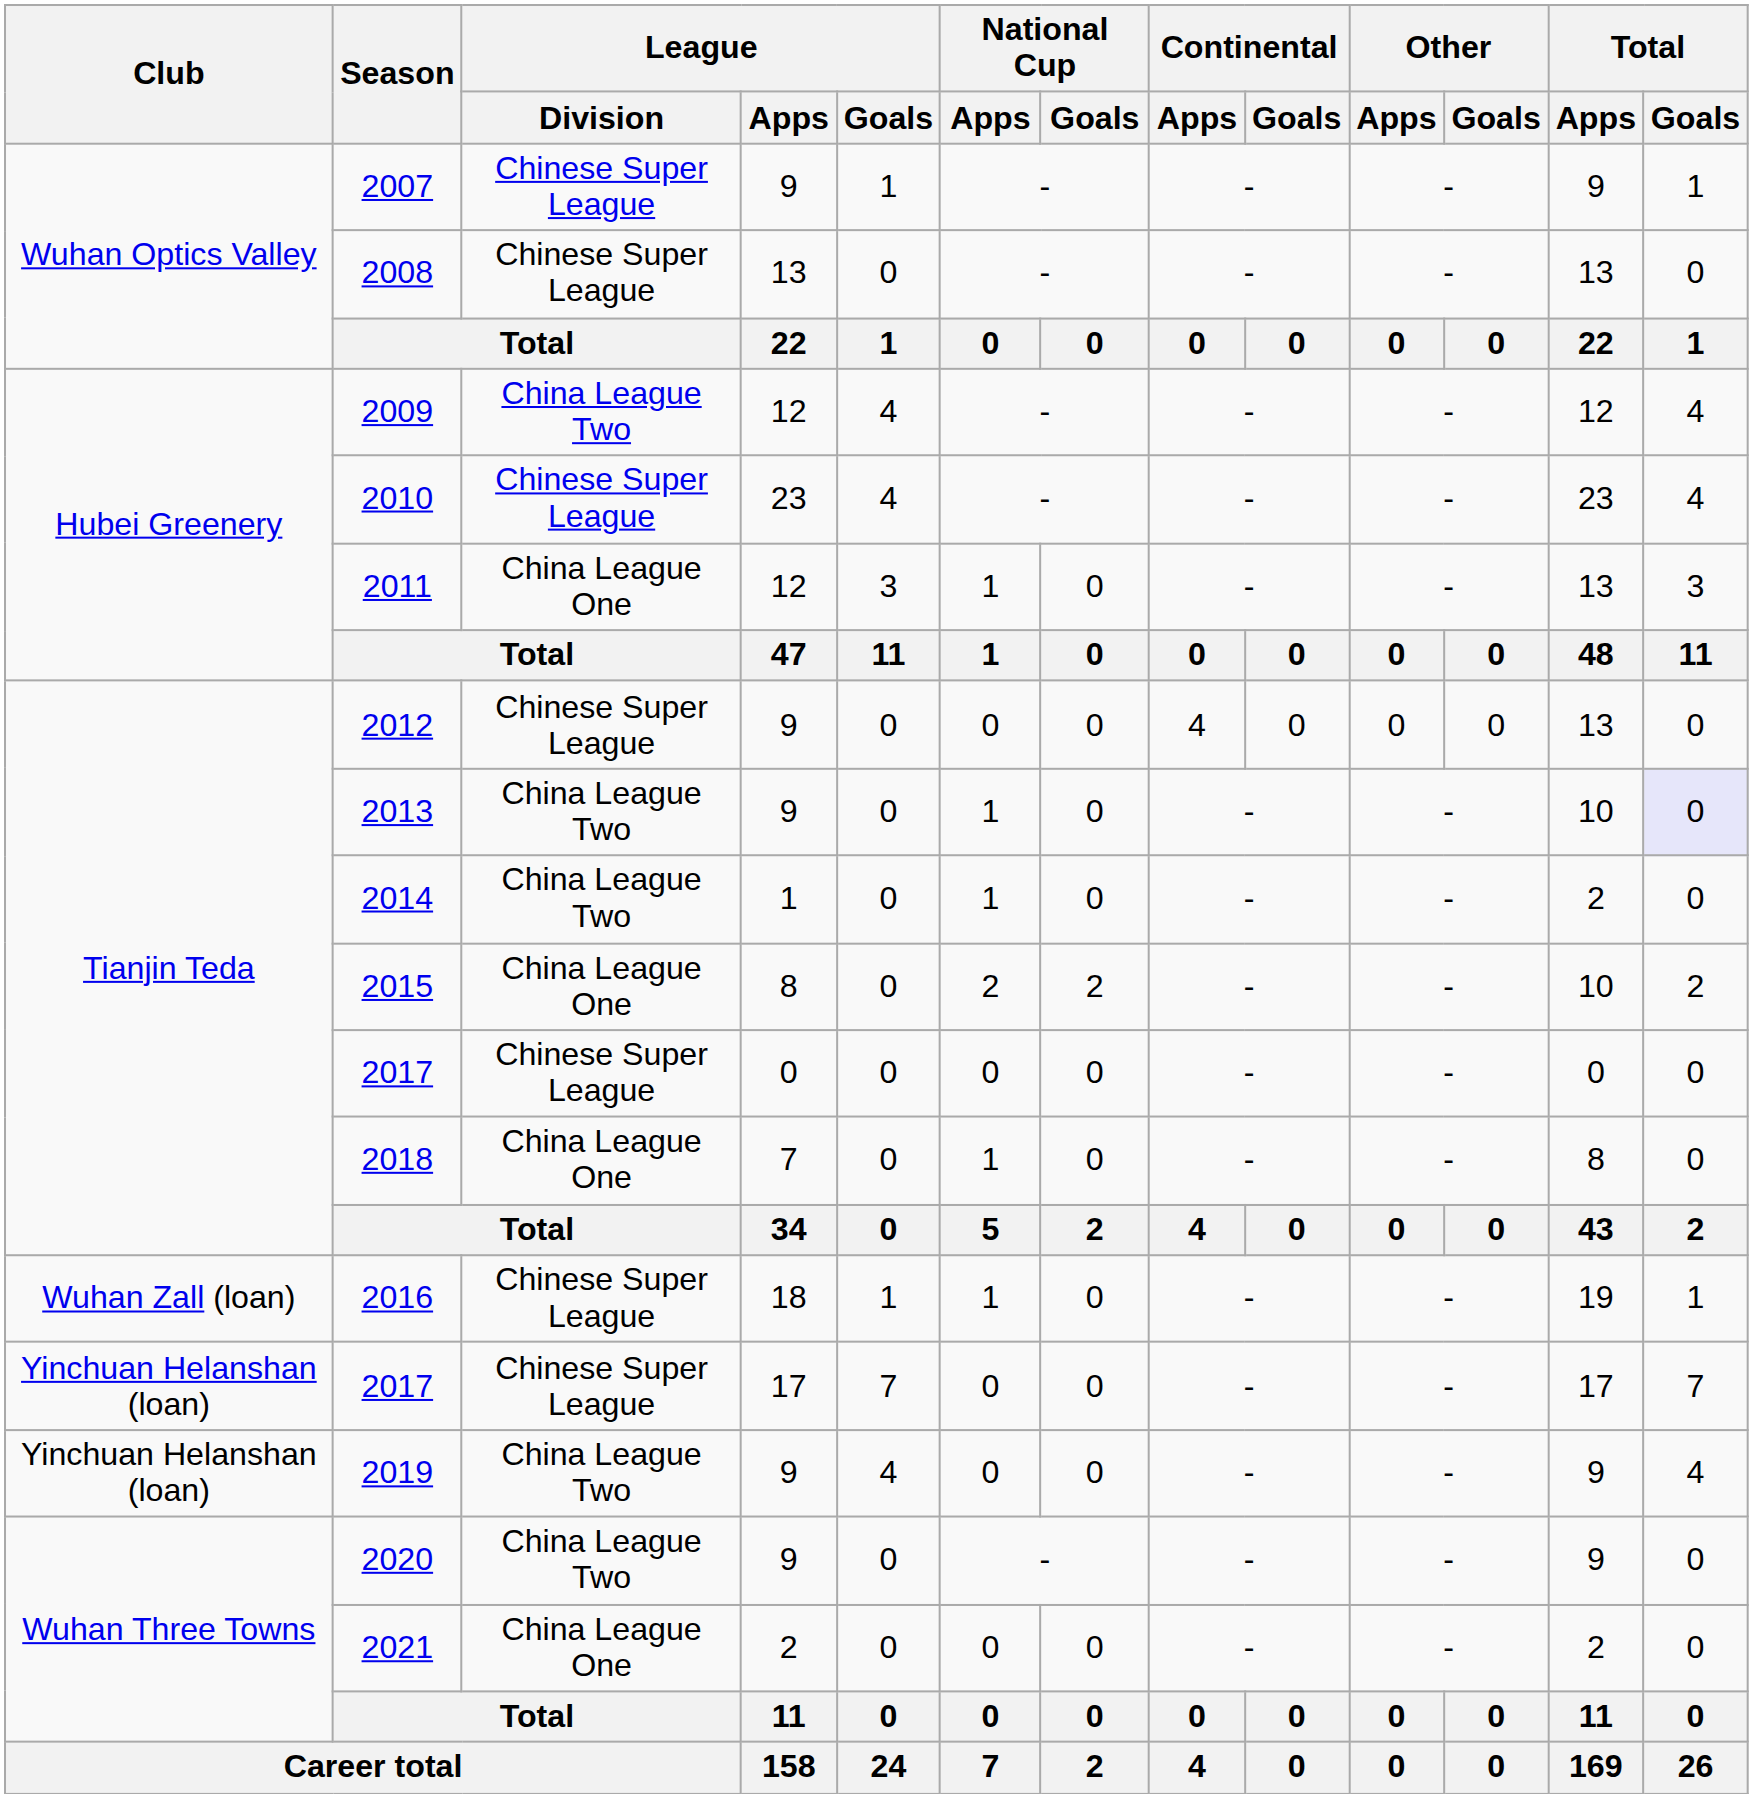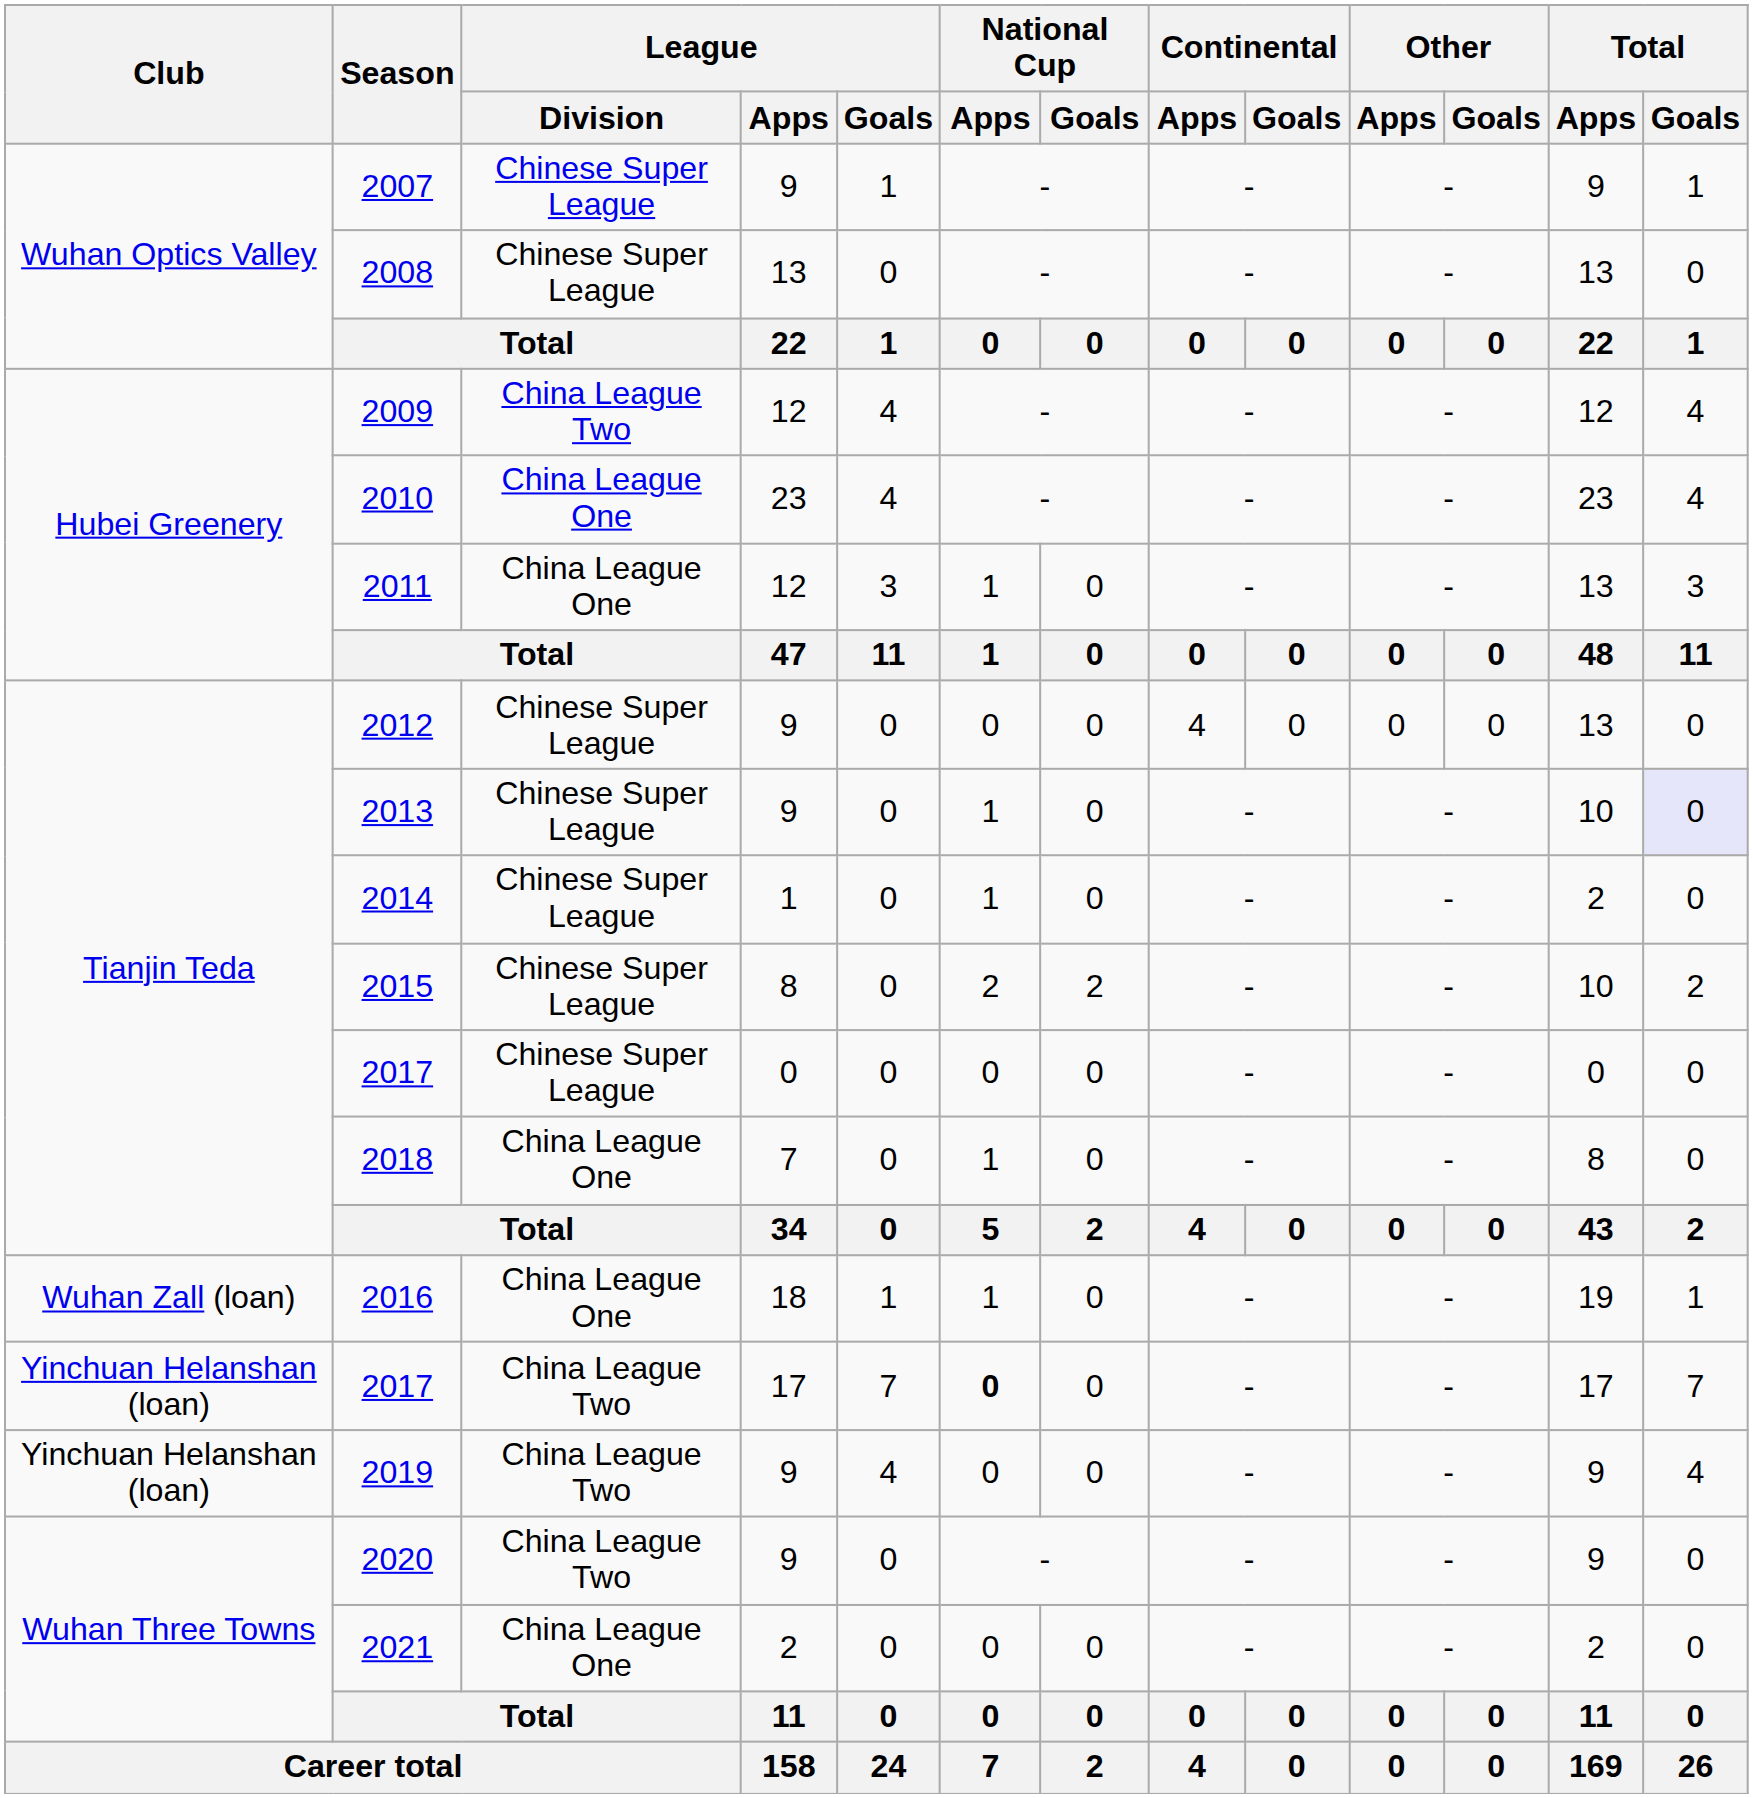(602, 498) Chinese Super League -> (602, 498) China League One
(602, 811) China League Two -> (602, 811) Chinese Super League
(602, 898) China League Two -> (602, 898) Chinese Super League
(602, 985) China League One -> (602, 985) Chinese Super League
(602, 1298) Chinese Super League -> (602, 1298) China League One
(602, 1385) Chinese Super League -> (602, 1385) China League Two
(990, 1385) normal -> (990, 1385) bold
